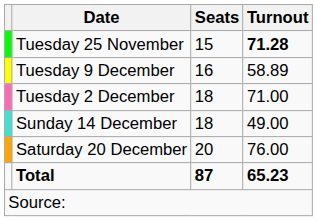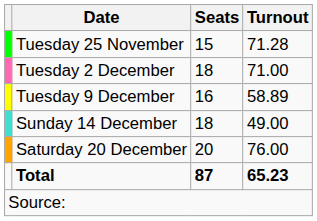(268, 44) bold -> (268, 44) normal
rows swapped: (95, 96) <-> (95, 70)
